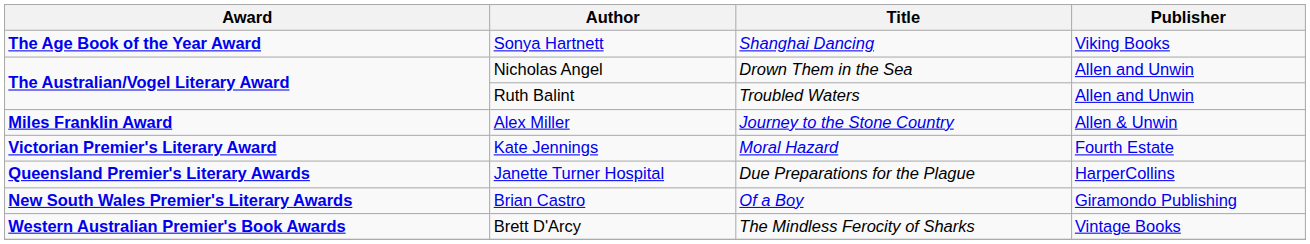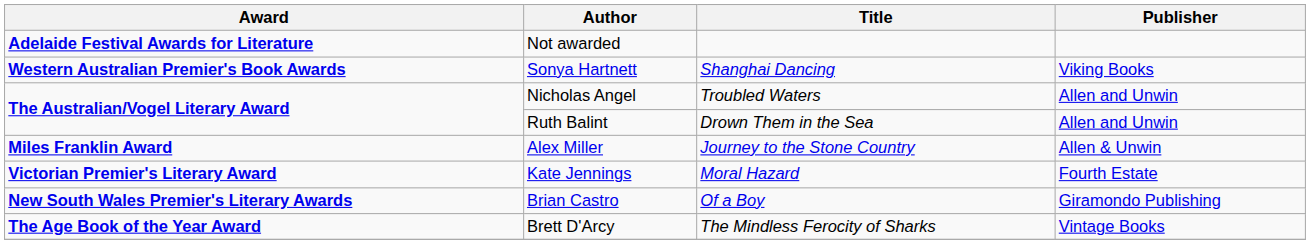+ row: (574, 43)
(135, 43) The Age Book of the Year Award -> (177, 69) Western Australian Premier's Book Awards
(826, 69) Drown Them in the Sea -> (760, 95) Troubled Waters
(800, 95) Troubled Waters -> (787, 122) Drown Them in the Sea
- row: (579, 174)
(177, 226) Western Australian Premier's Book Awards -> (135, 226) The Age Book of the Year Award
